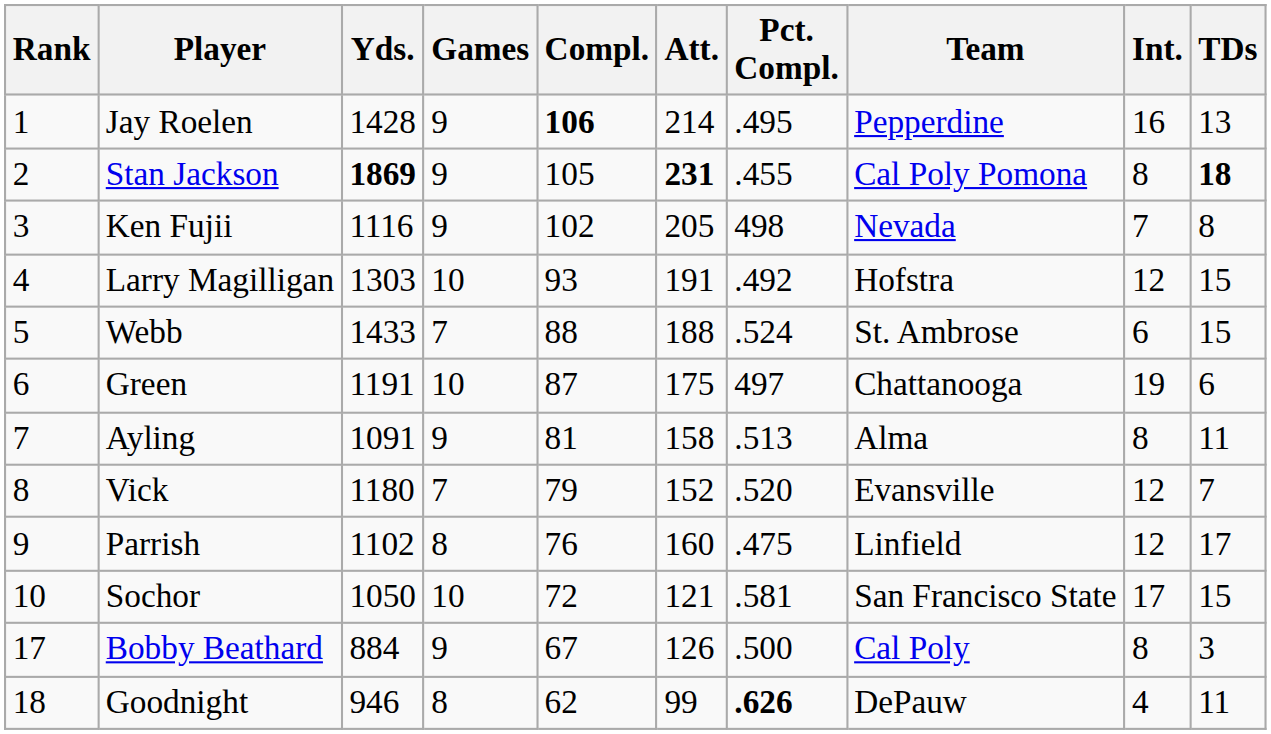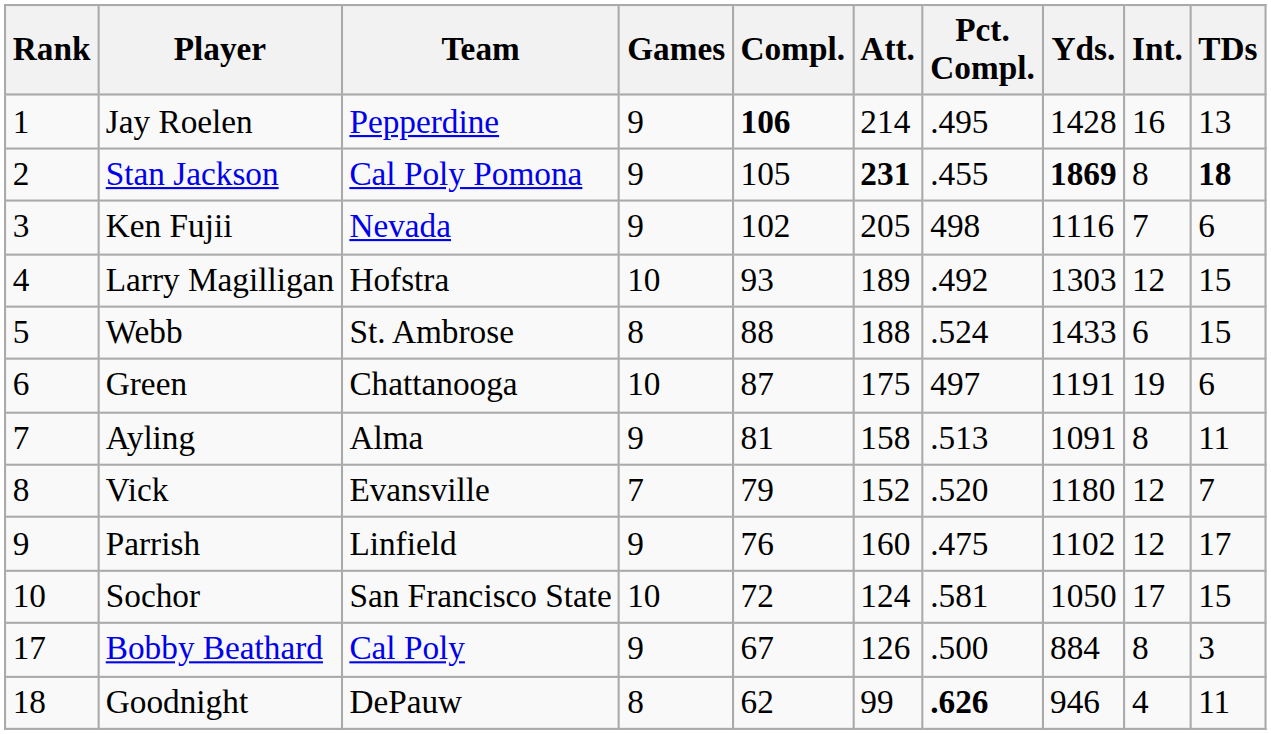columns swapped: (985, 49) <-> (383, 49)
(1206, 226) 8 -> (1206, 226) 6
(689, 279) 191 -> (885, 279) 189
(440, 332) 7 -> (636, 332) 8
(440, 543) 8 -> (636, 543) 9
(689, 596) 121 -> (885, 596) 124
